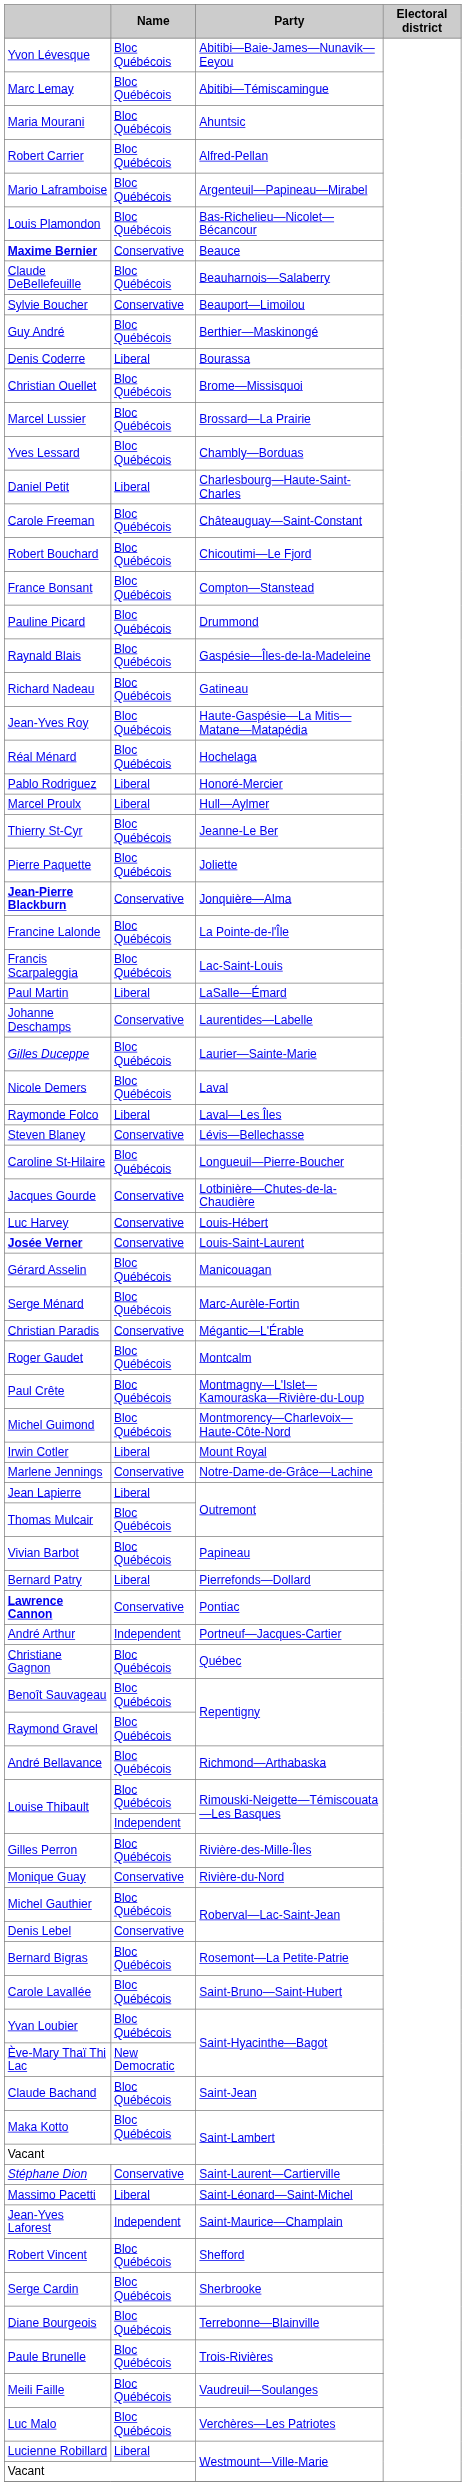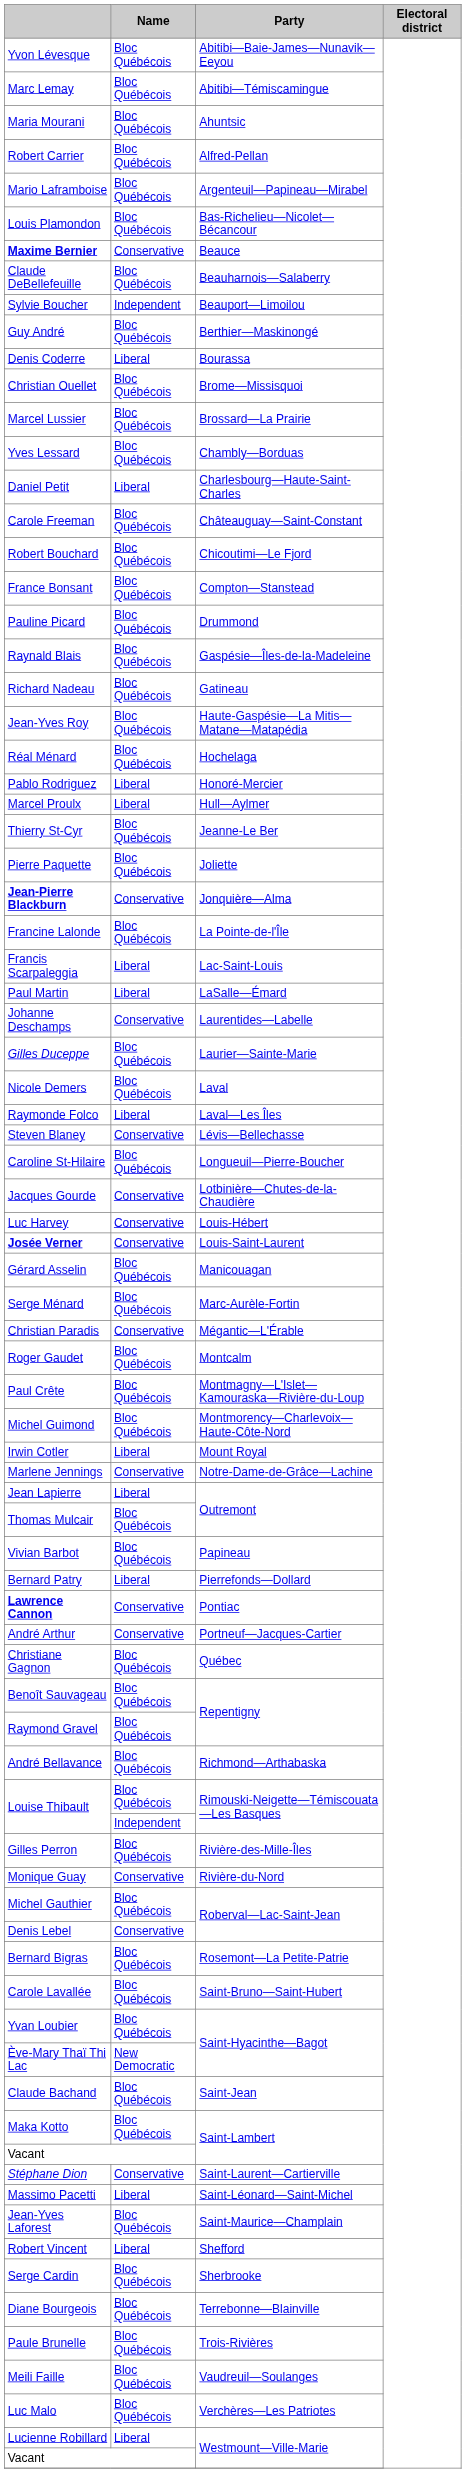(149, 304) Conservative -> (147, 304) Independent
(143, 966) Bloc Québécois -> (132, 966) Liberal
(147, 1634) Independent -> (149, 1634) Conservative
(147, 2221) Independent -> (143, 2221) Bloc Québécois
(143, 2255) Bloc Québécois -> (132, 2248) Liberal
